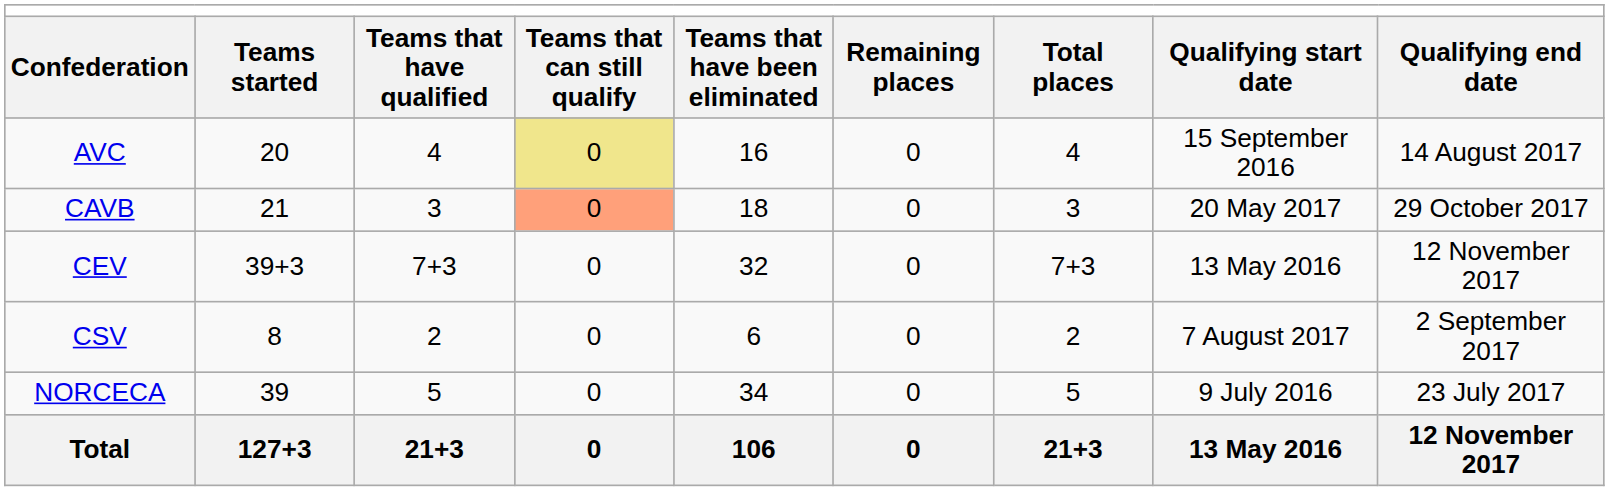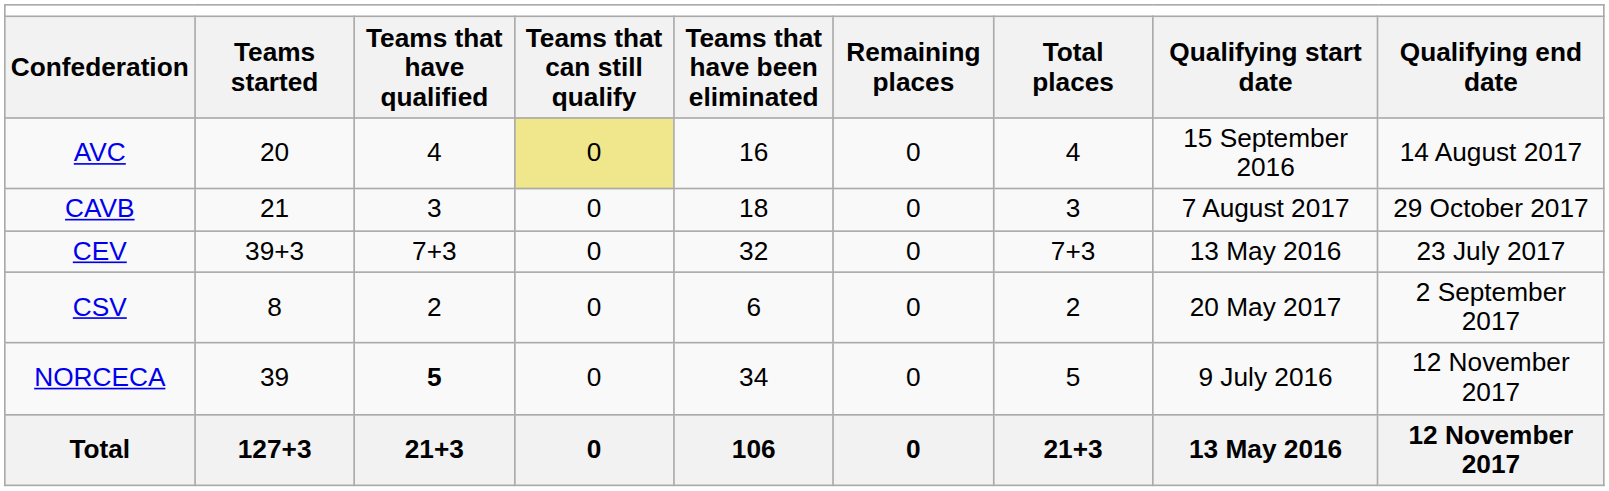(594, 209) lightsalmon background -> (594, 209) no background
(1266, 209) 20 May 2017 -> (1266, 209) 7 August 2017
(1491, 265) 12 November 2017 -> (1491, 250) 23 July 2017
(1266, 336) 7 August 2017 -> (1266, 307) 20 May 2017
(434, 393) normal -> (434, 378) bold
(1491, 393) 23 July 2017 -> (1491, 378) 12 November 2017
